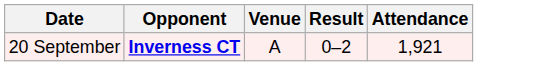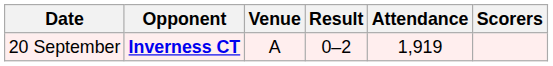+ column: (510, 19)
(420, 47) 1,921 -> (420, 47) 1,919
